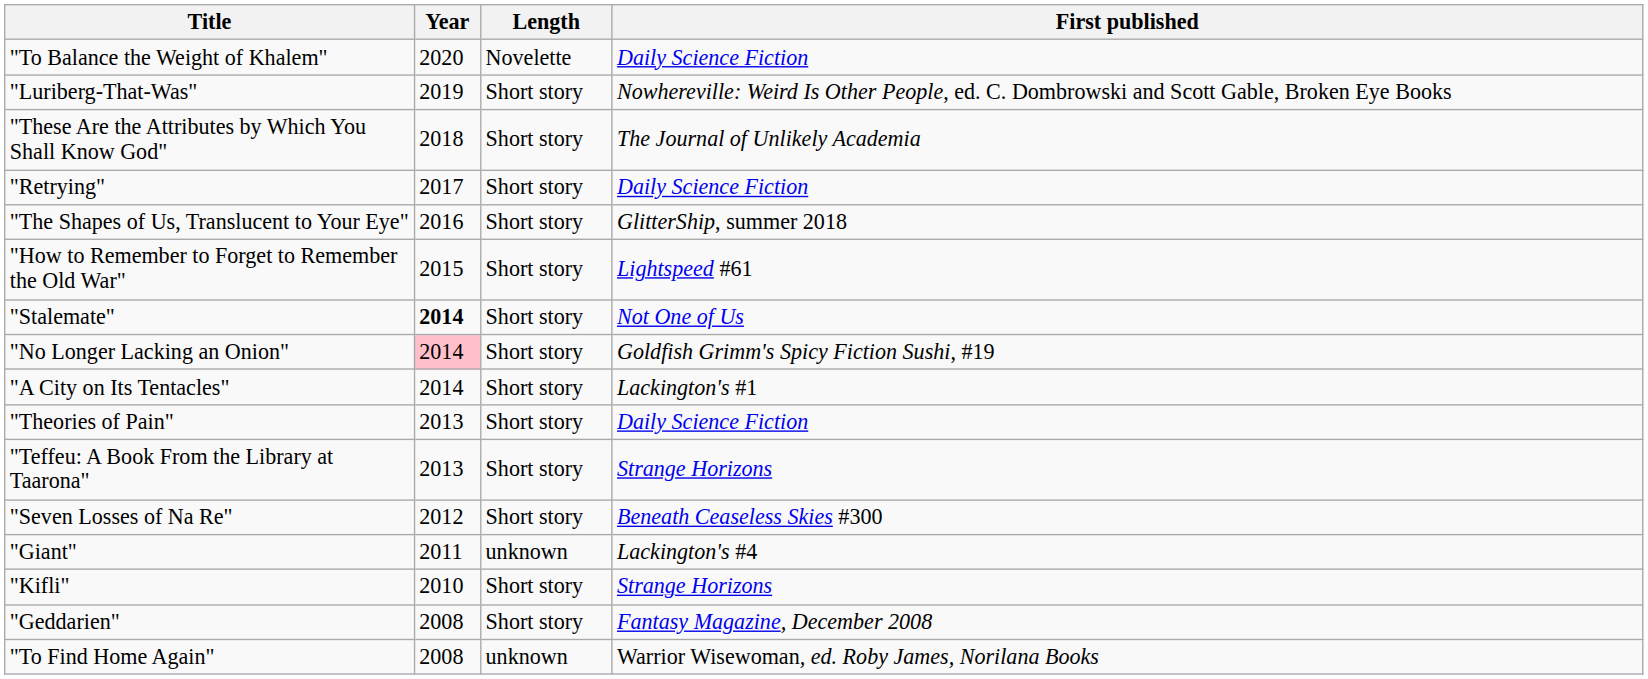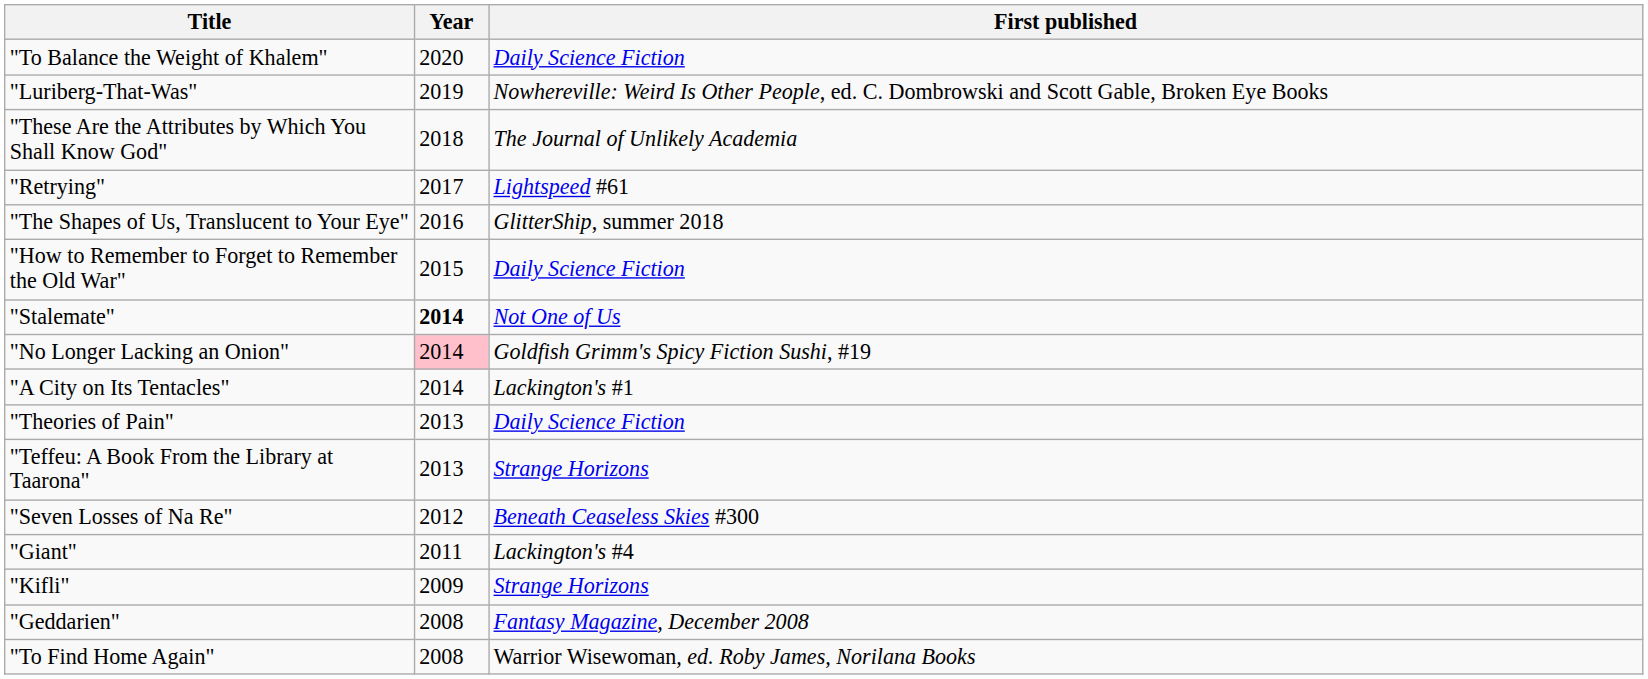- column: (546, 22)
(713, 186) Daily Science Fiction -> (561, 186) Lightspeed #61
(685, 269) Lightspeed #61 -> (589, 269) Daily Science Fiction
(441, 586) 2010 -> (441, 586) 2009
